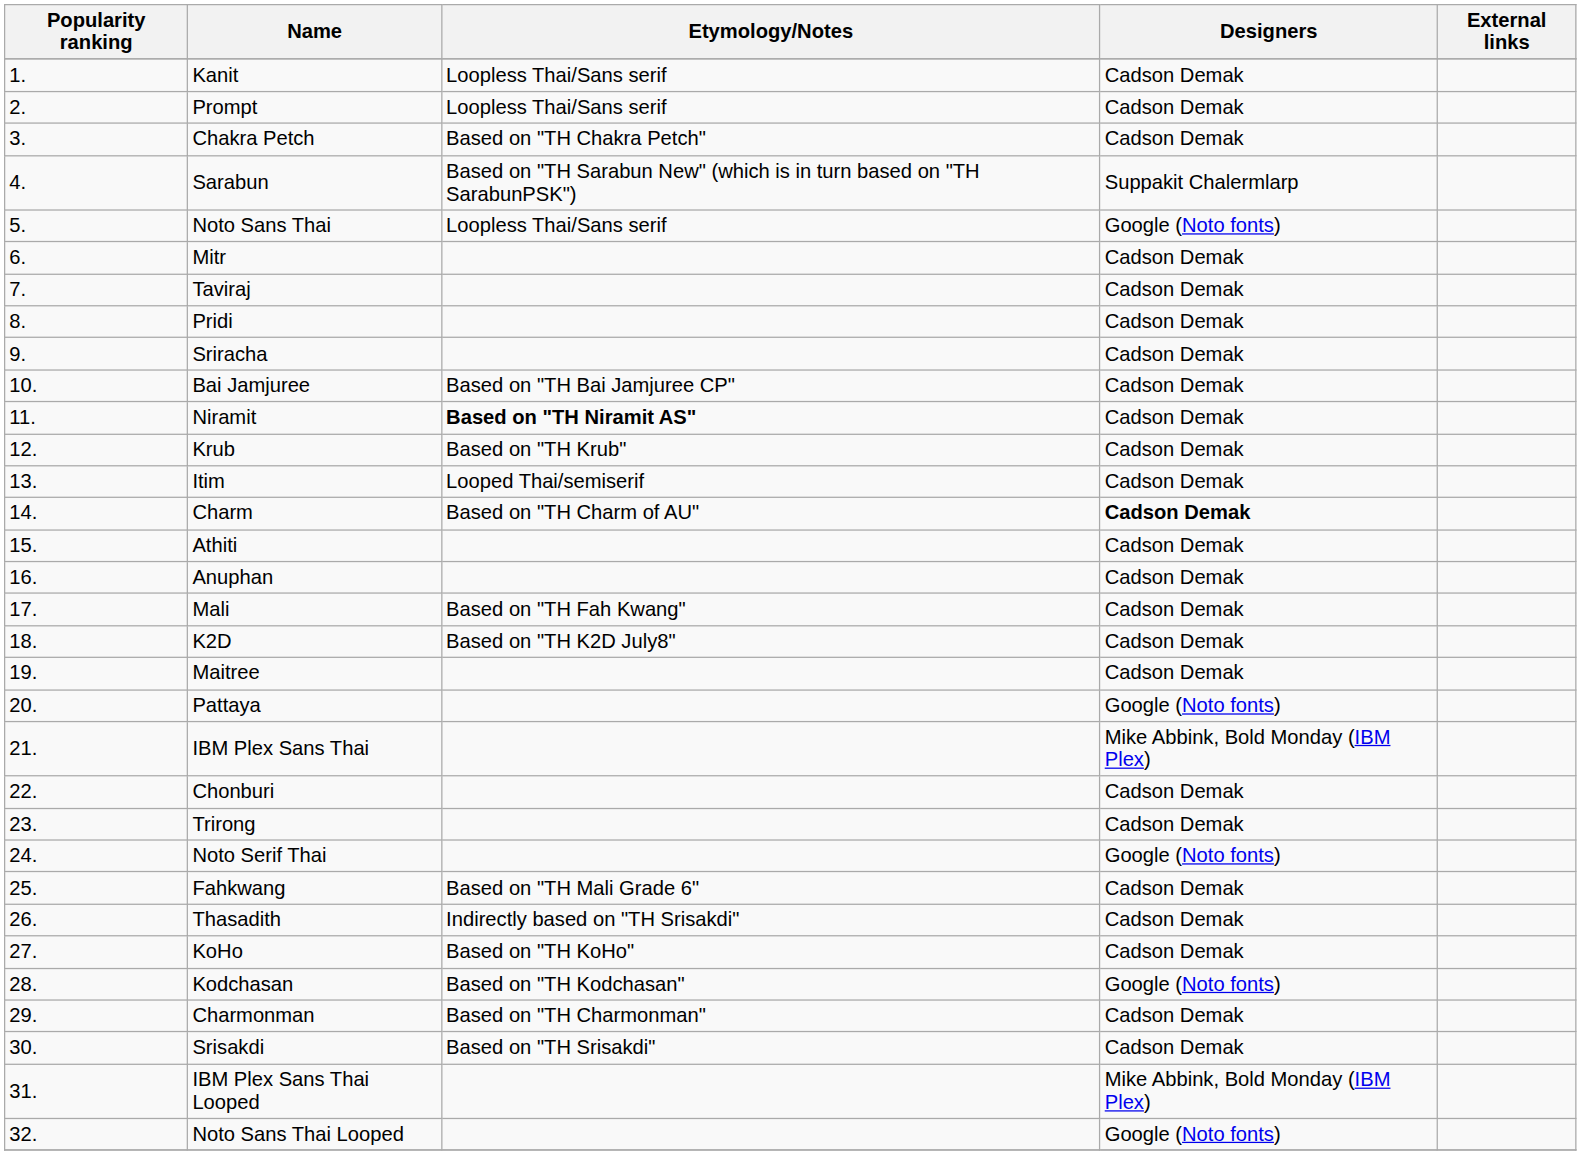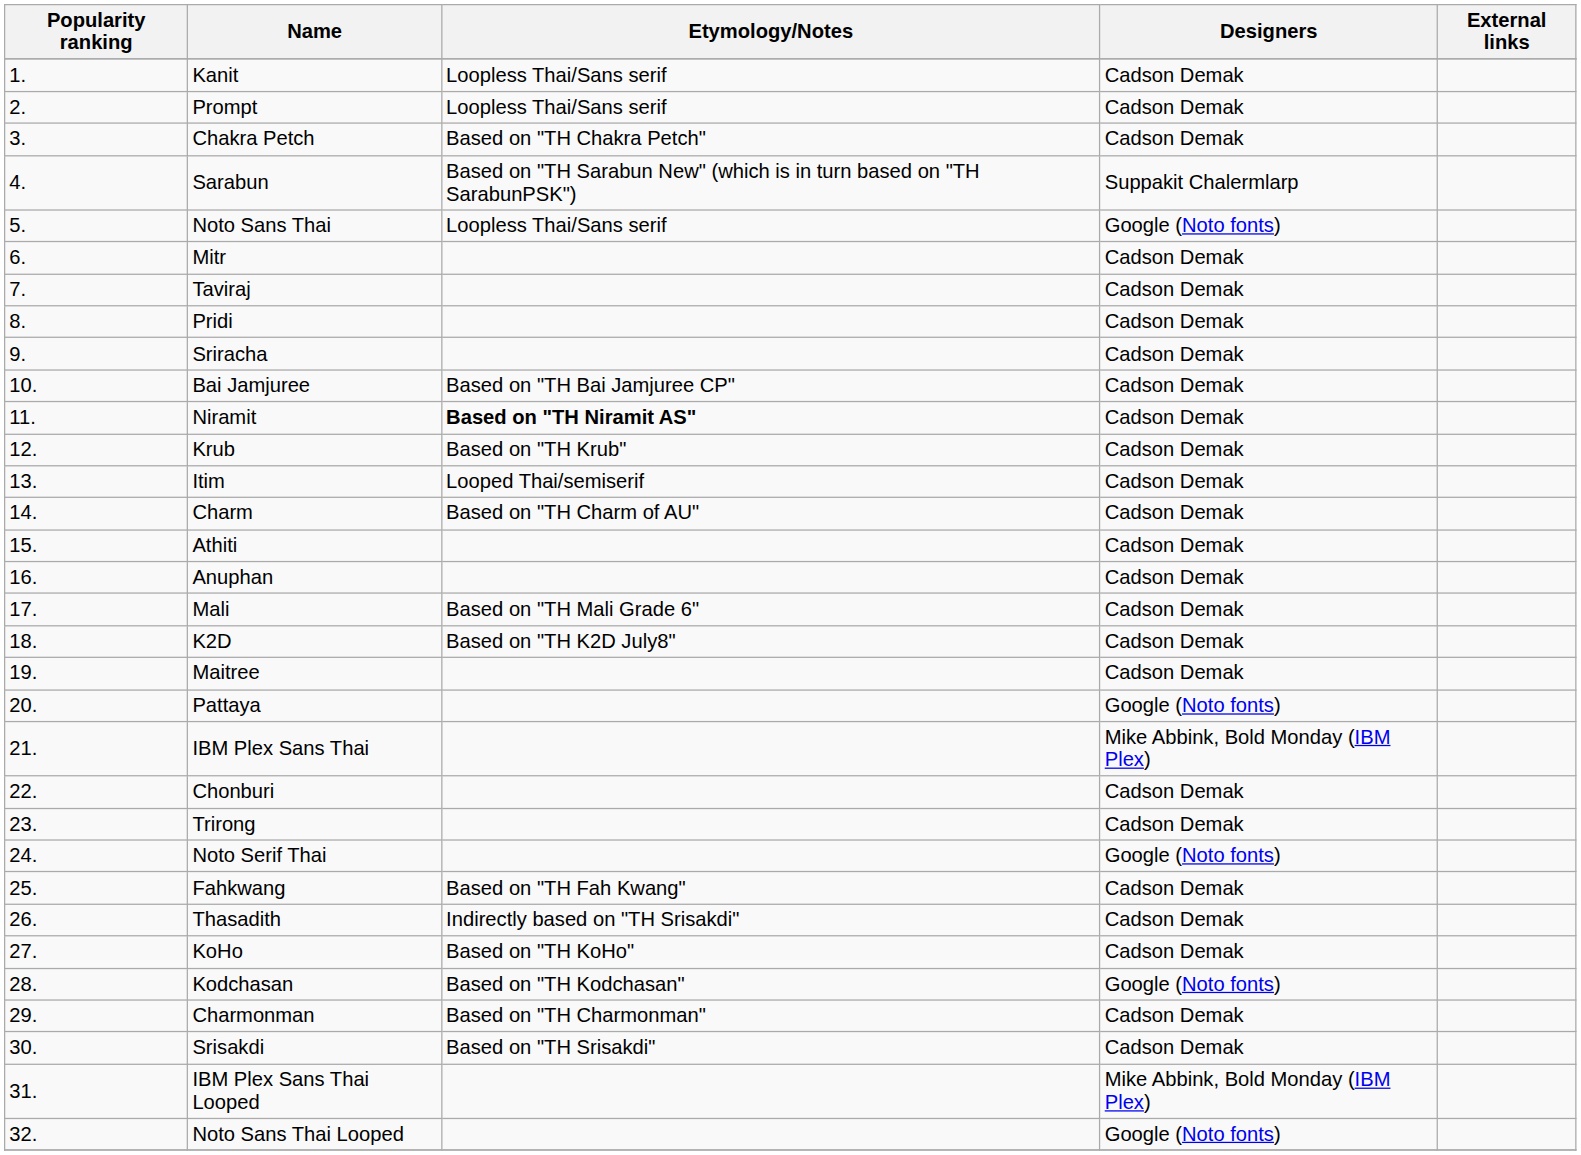(1178, 513) bold -> (1174, 513) normal
(566, 609) Based on "TH Fah Kwang" -> (573, 609) Based on "TH Mali Grade 6"
(573, 887) Based on "TH Mali Grade 6" -> (566, 887) Based on "TH Fah Kwang"
